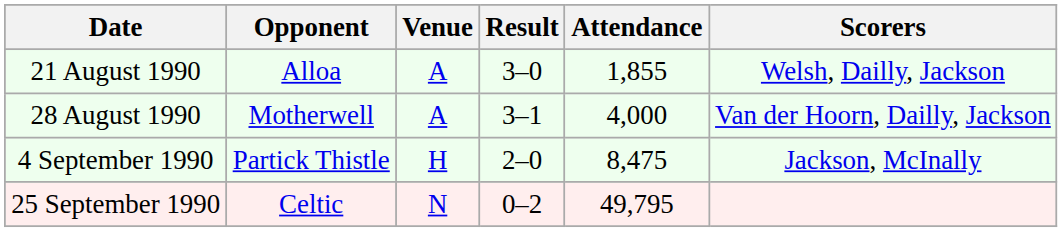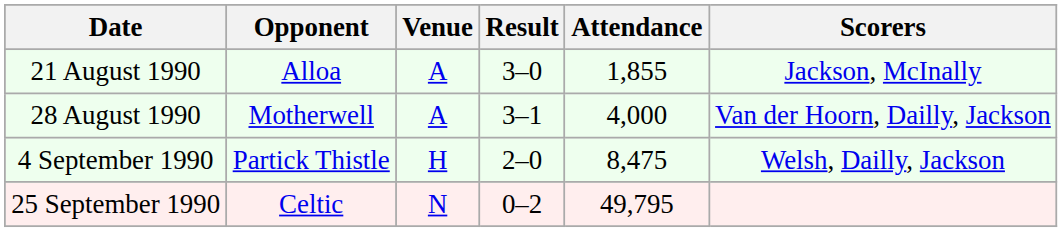(883, 71) Welsh, Dailly, Jackson -> (883, 71) Jackson, McInally
(883, 159) Jackson, McInally -> (883, 159) Welsh, Dailly, Jackson
